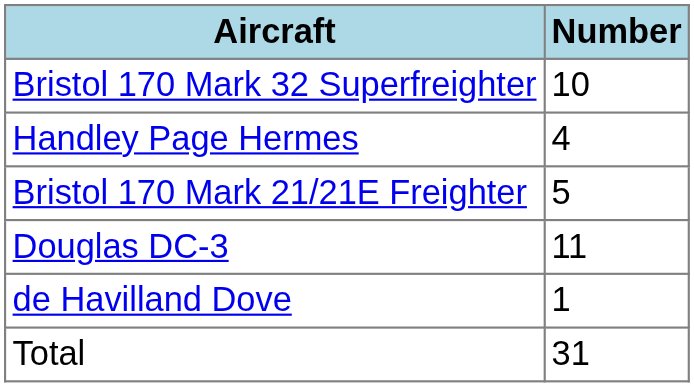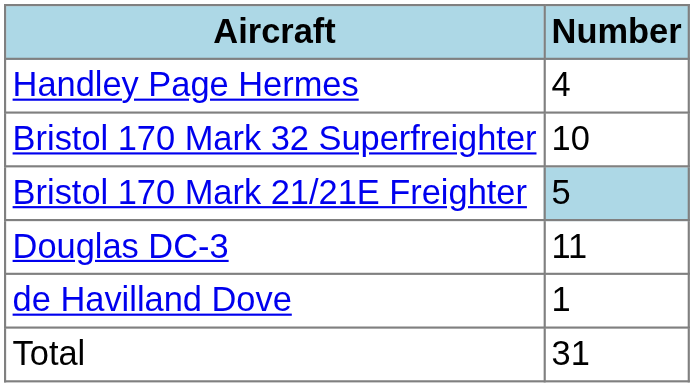rows swapped: (186, 138) <-> (275, 85)
(561, 192) no background -> (561, 192) lightblue background
